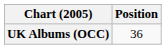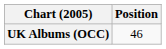(136, 34) 36 -> (136, 34) 46
